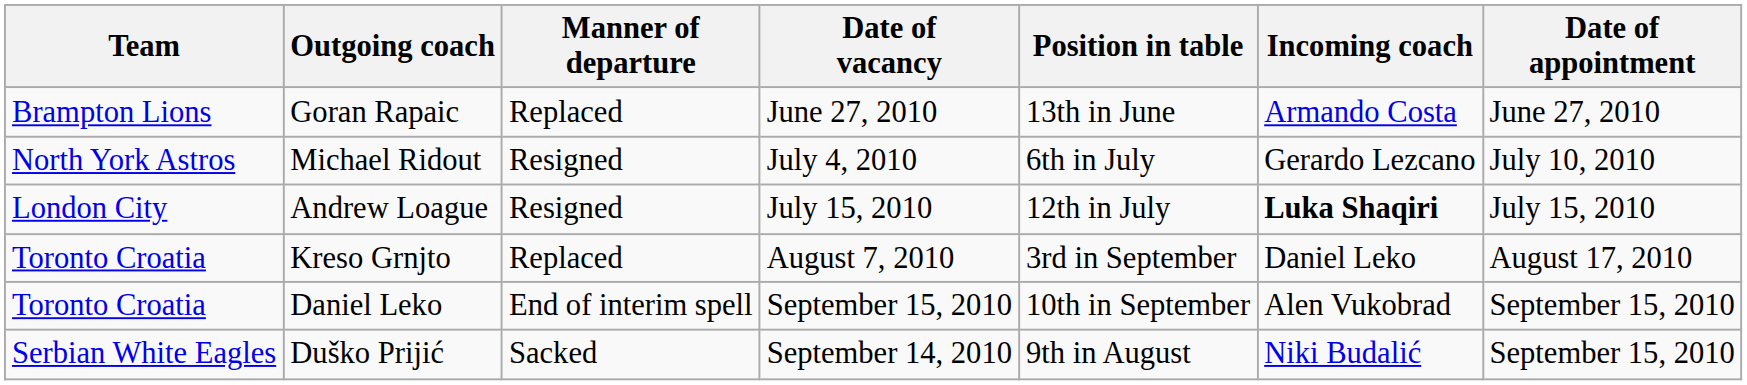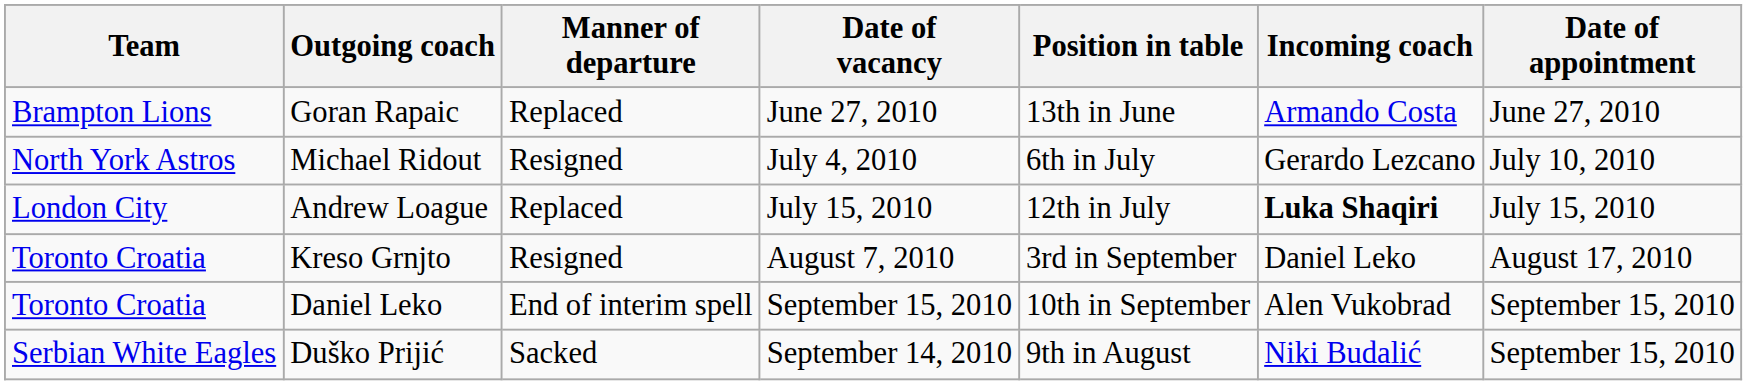(566, 208) Resigned -> (566, 208) Replaced
(566, 256) Replaced -> (566, 256) Resigned
